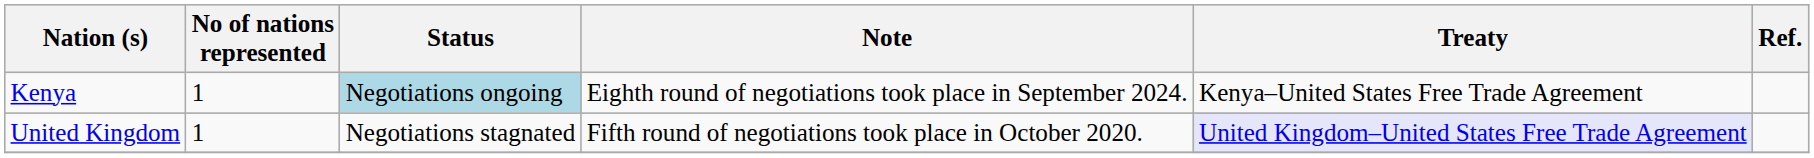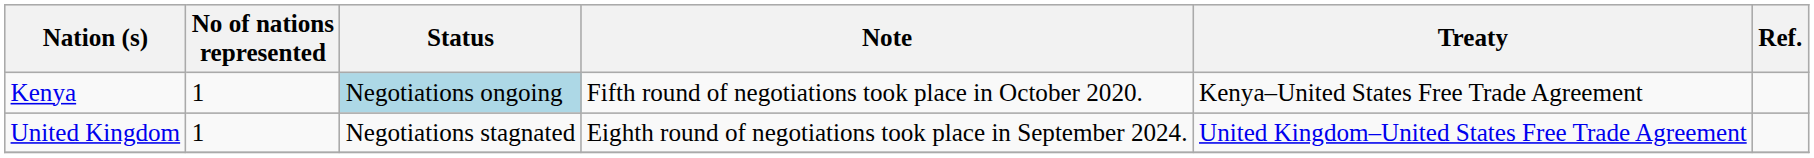(887, 92) Eighth round of negotiations took place in September 2024. -> (865, 92) Fifth round of negotiations took place in October 2020.
(865, 132) Fifth round of negotiations took place in October 2020. -> (887, 132) Eighth round of negotiations took place in September 2024.
(1473, 132) lavender background -> (1473, 132) no background
